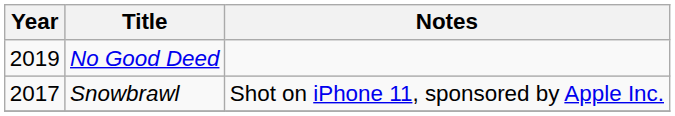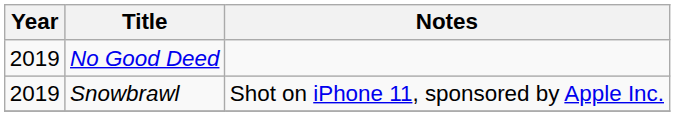(35, 93) 2017 -> (35, 93) 2019
